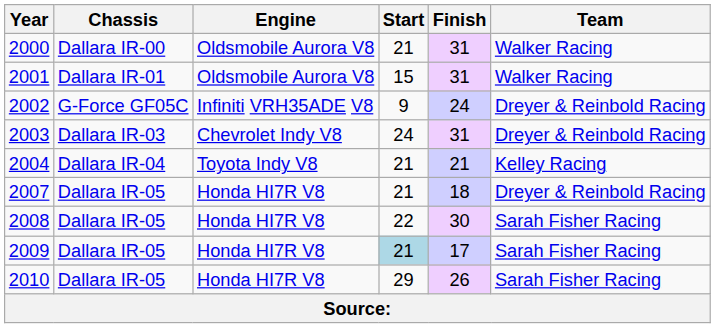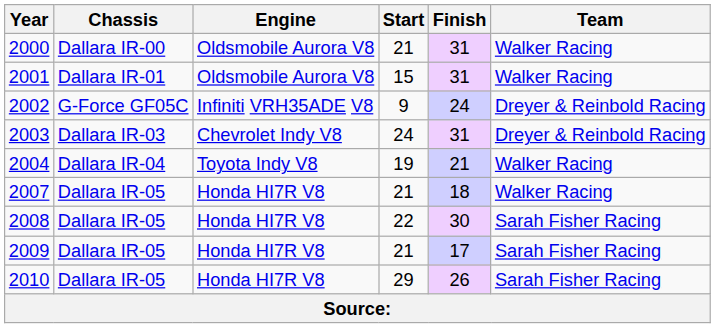(404, 164) 21 -> (404, 164) 19
(551, 164) Kelley Racing -> (554, 164) Walker Racing
(600, 192) Dreyer & Reinbold Racing -> (554, 192) Walker Racing
(404, 250) lightblue background -> (404, 250) no background
